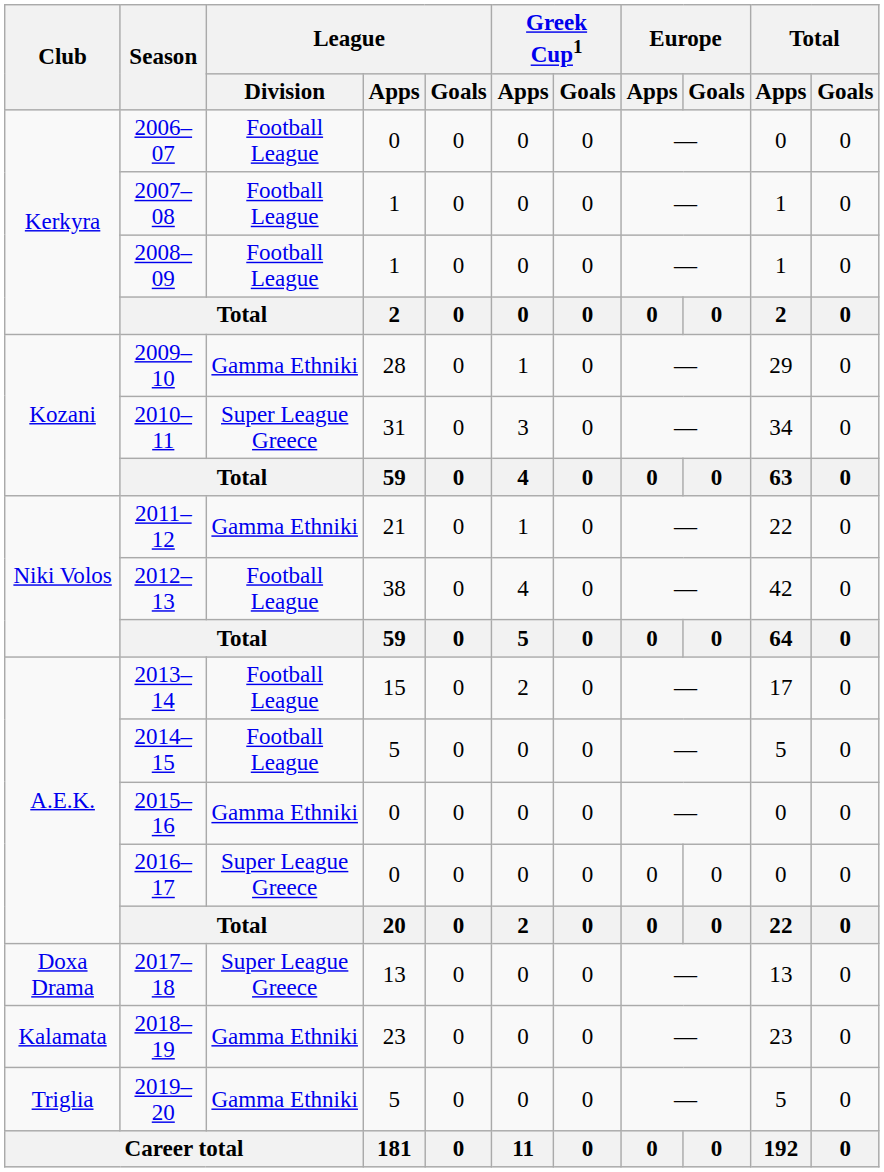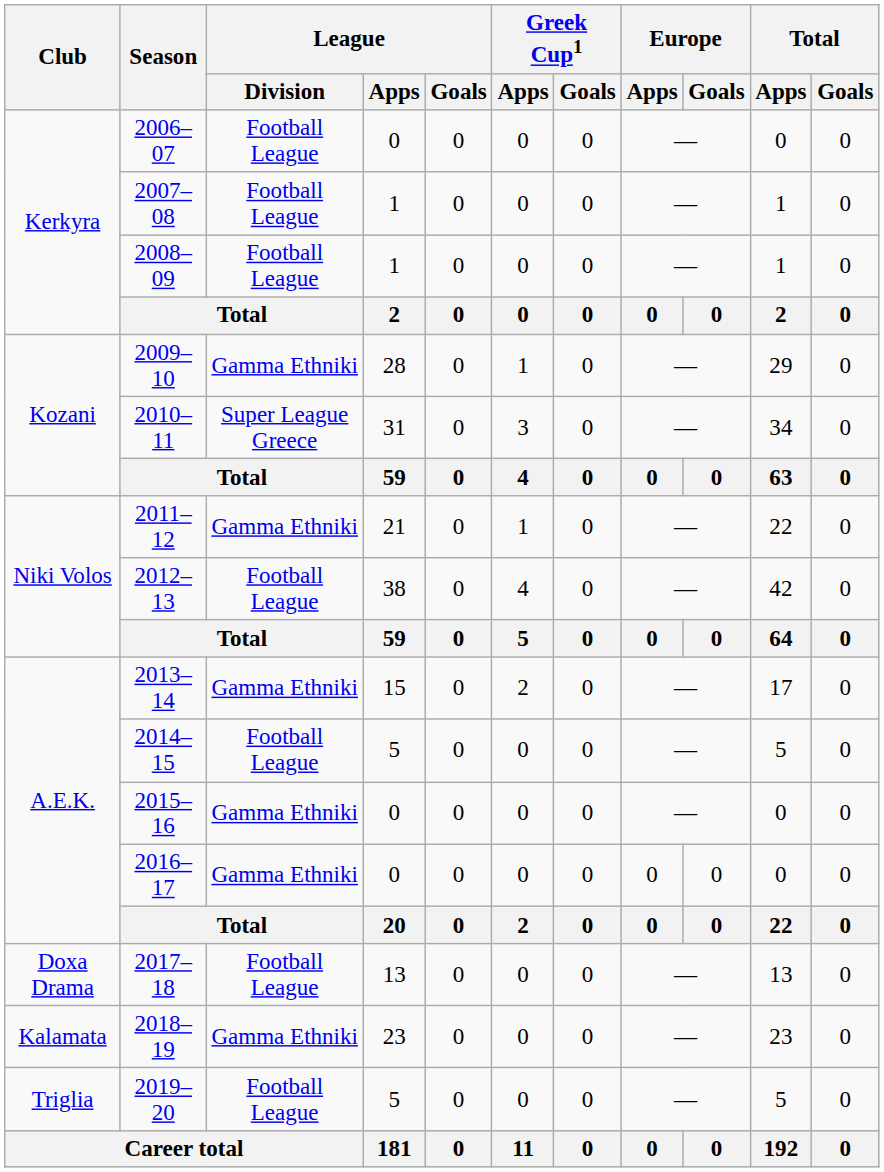(285, 687) Football League -> (285, 687) Gamma Ethniki
(285, 875) Super League Greece -> (285, 875) Gamma Ethniki
(285, 974) Super League Greece -> (285, 974) Football League
(285, 1099) Gamma Ethniki -> (285, 1099) Football League
